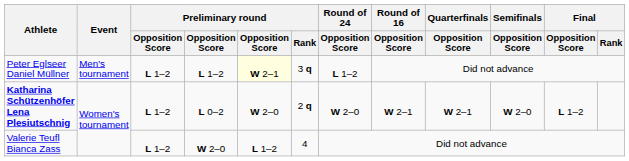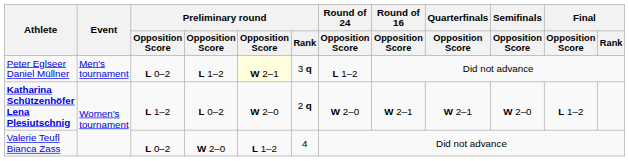(158, 74) L 1–2 -> (158, 74) L 0–2
(158, 149) L 1–2 -> (158, 149) L 0–2
